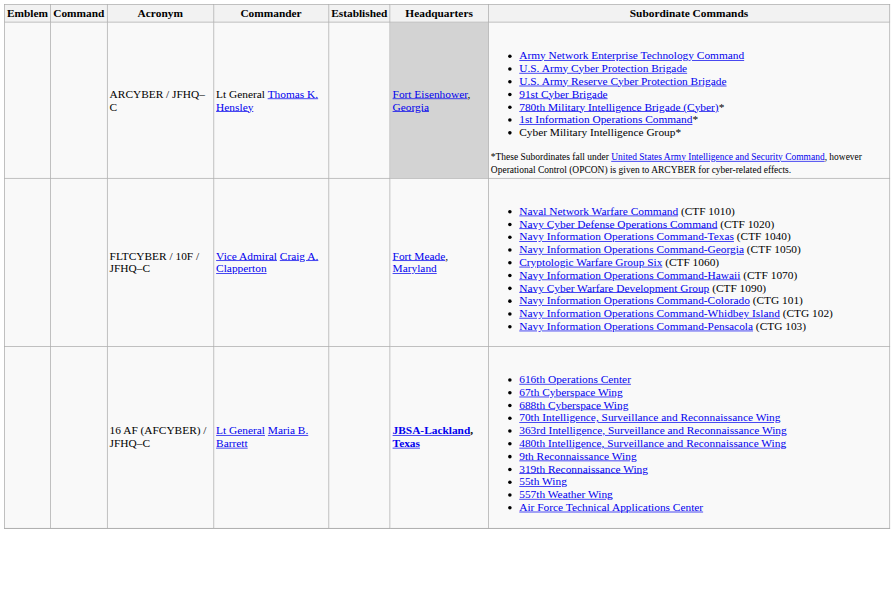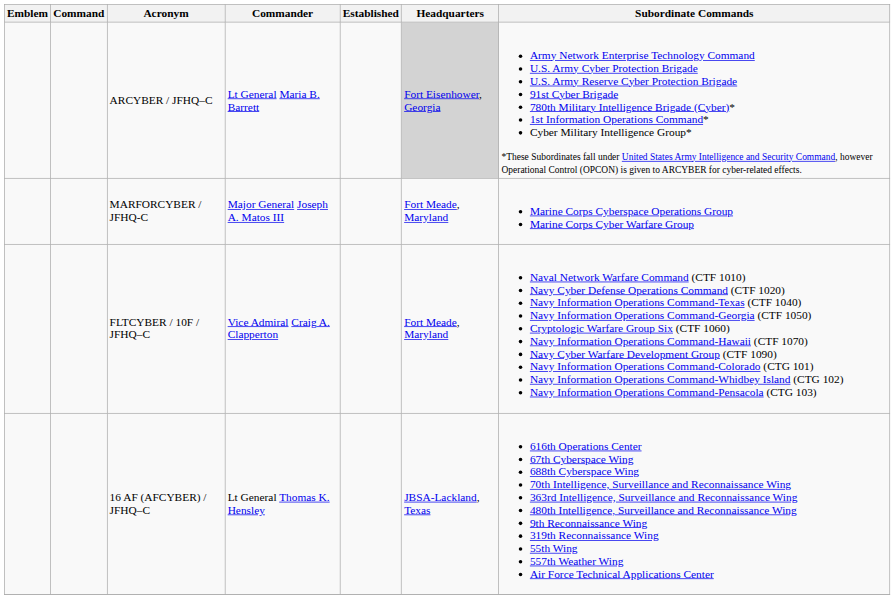(267, 100) Lt General Thomas K. Hensley -> (274, 100) Lt General Maria B. Barrett
+ row: (156, 211)
(262, 437) Lt General Maria B. Barrett -> (279, 503) Lt General Thomas K. Hensley
(433, 437) bold -> (442, 503) normal
